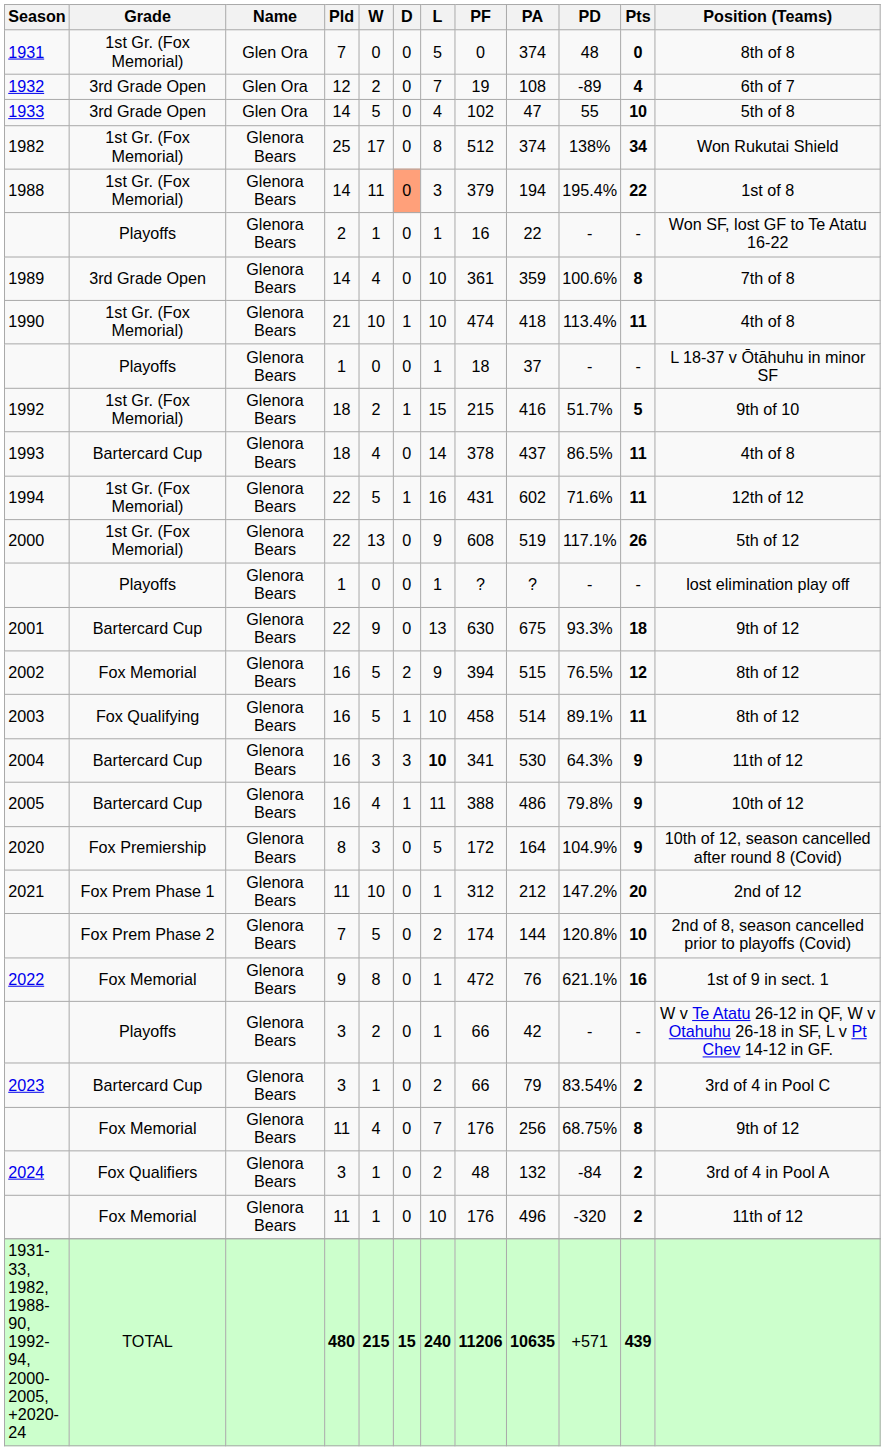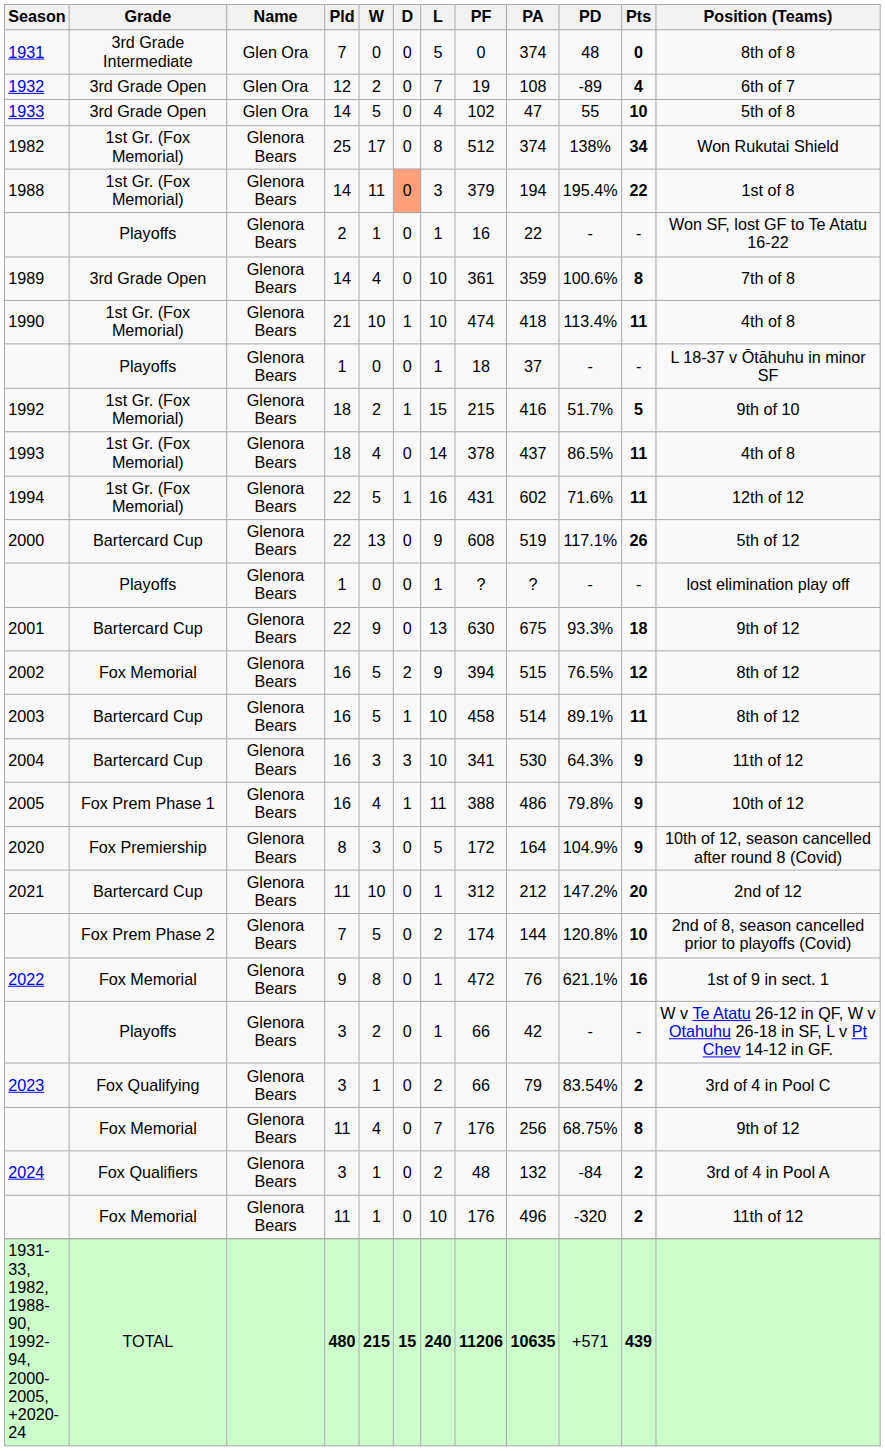(148, 52) 1st Gr. (Fox Memorial) -> (148, 52) 3rd Grade Intermediate
(148, 453) Bartercard Cup -> (148, 453) 1st Gr. (Fox Memorial)
(148, 541) 1st Gr. (Fox Memorial) -> (148, 541) Bartercard Cup
(148, 716) Fox Qualifying -> (148, 716) Bartercard Cup
(438, 760) bold -> (438, 760) normal
(148, 804) Bartercard Cup -> (148, 804) Fox Prem Phase 1
(148, 891) Fox Prem Phase 1 -> (148, 891) Bartercard Cup
(148, 1085) Bartercard Cup -> (148, 1085) Fox Qualifying
